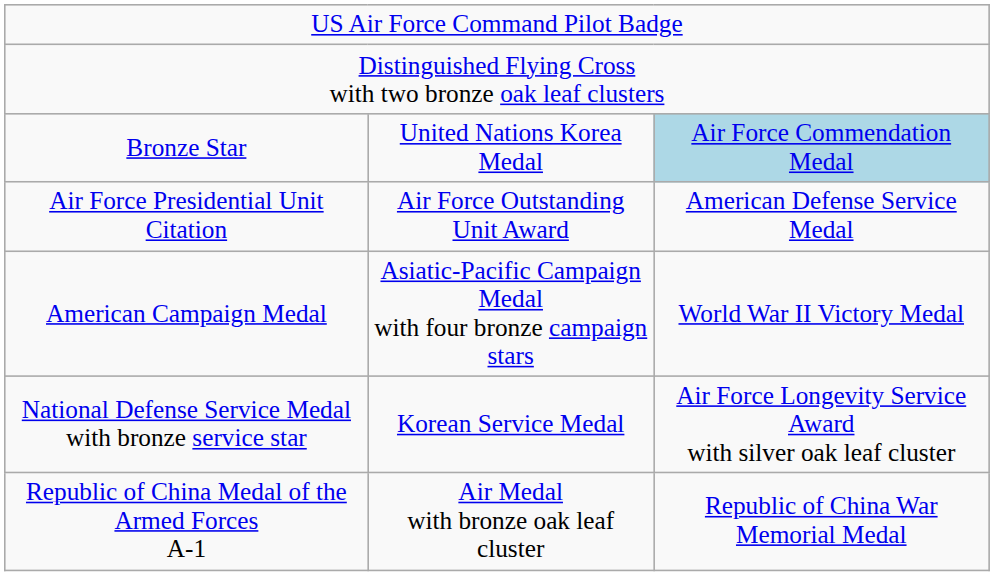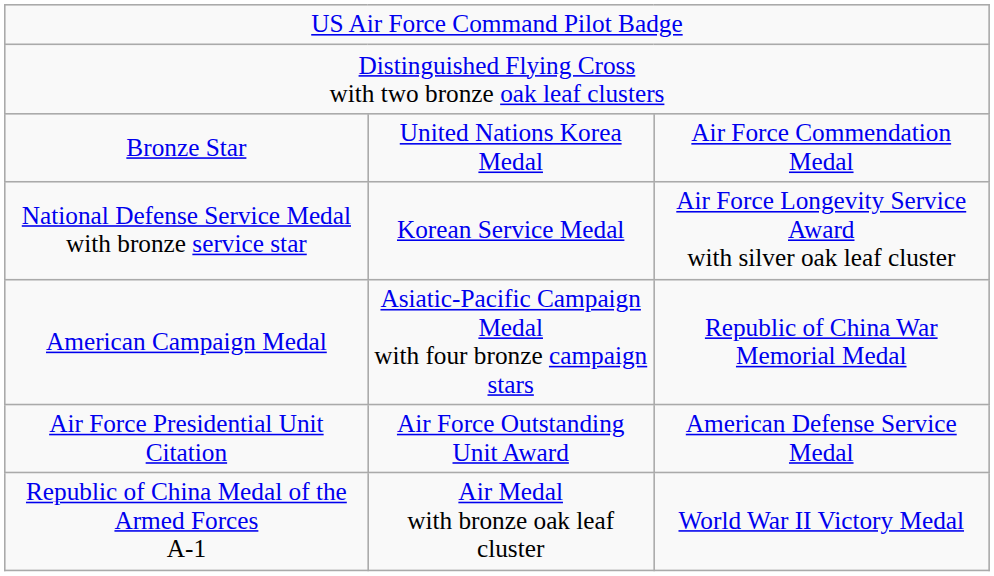(821, 147) lightblue background -> (821, 147) no background
rows swapped: (186, 215) <-> (186, 424)
(821, 312) World War II Victory Medal -> (821, 341) Republic of China War Memorial Medal
(821, 521) Republic of China War Memorial Medal -> (821, 521) World War II Victory Medal
